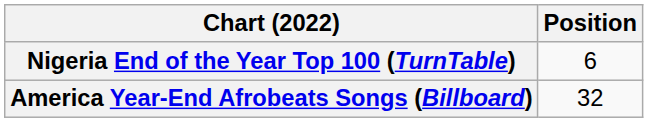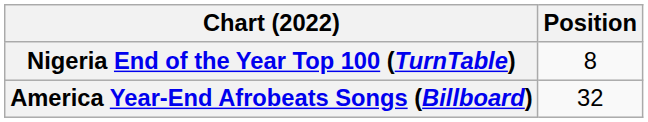(590, 60) 6 -> (590, 60) 8
